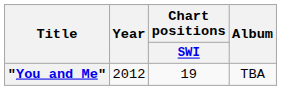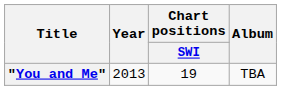(129, 74) 2012 -> (129, 74) 2013
